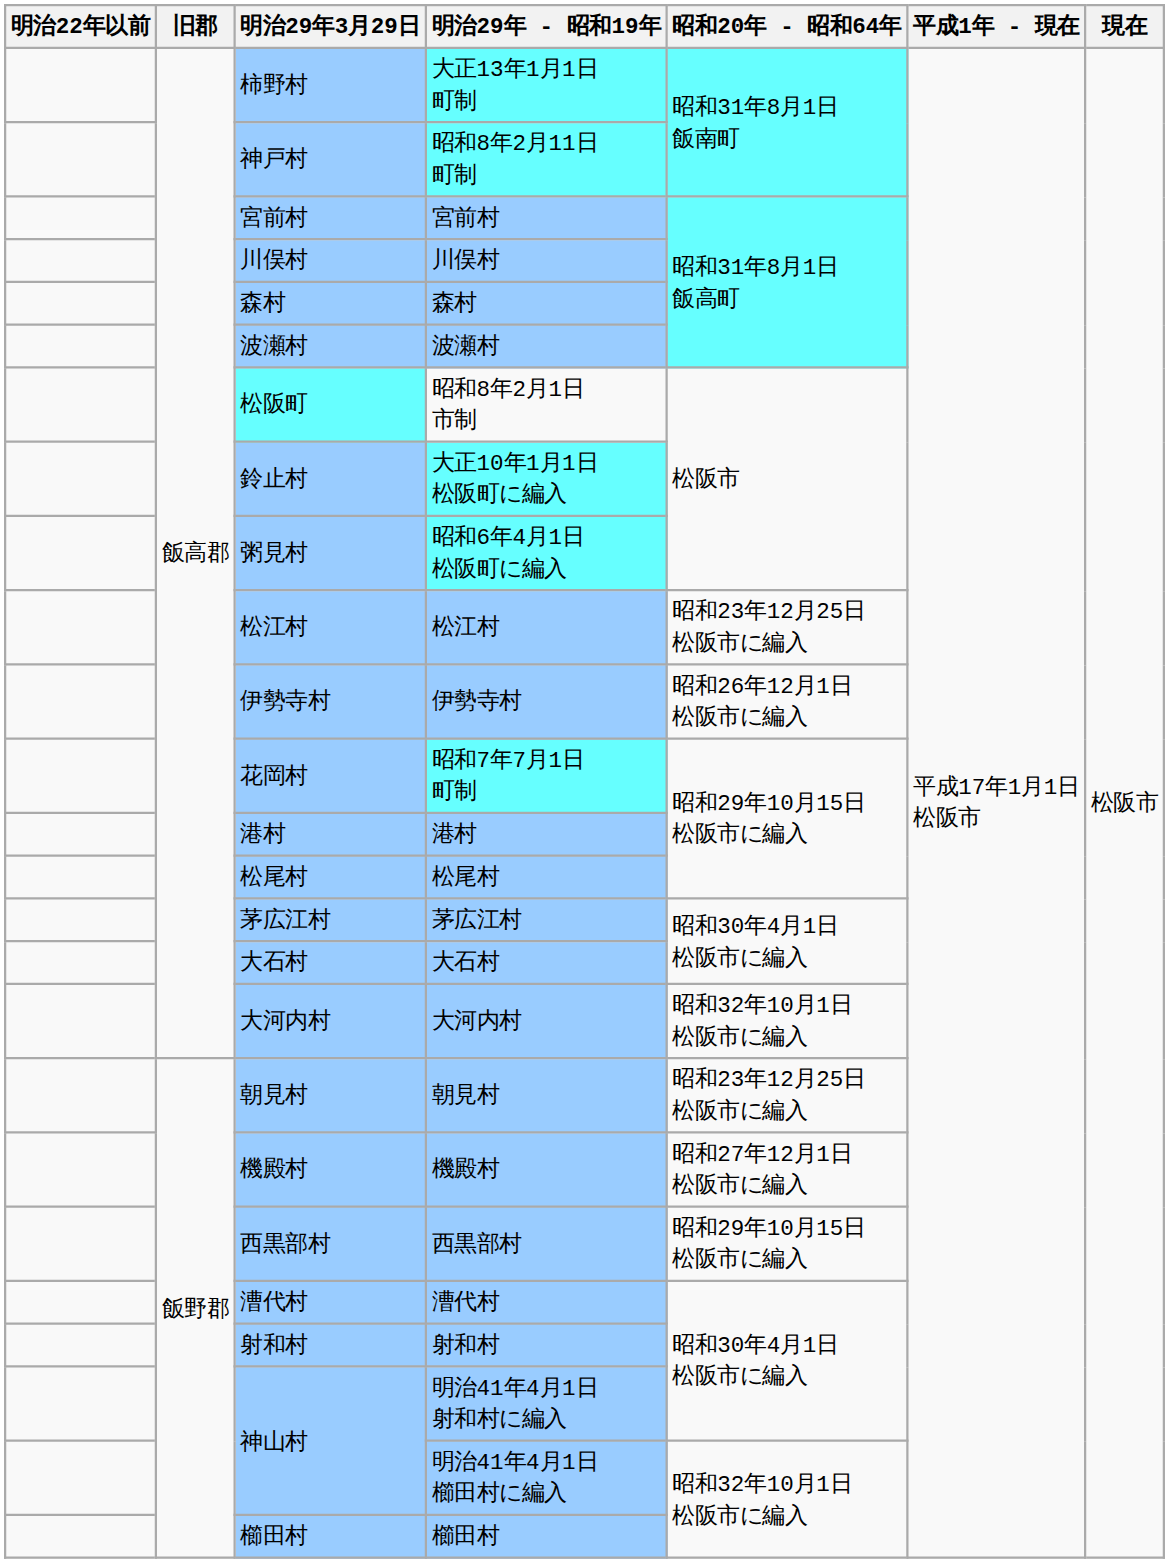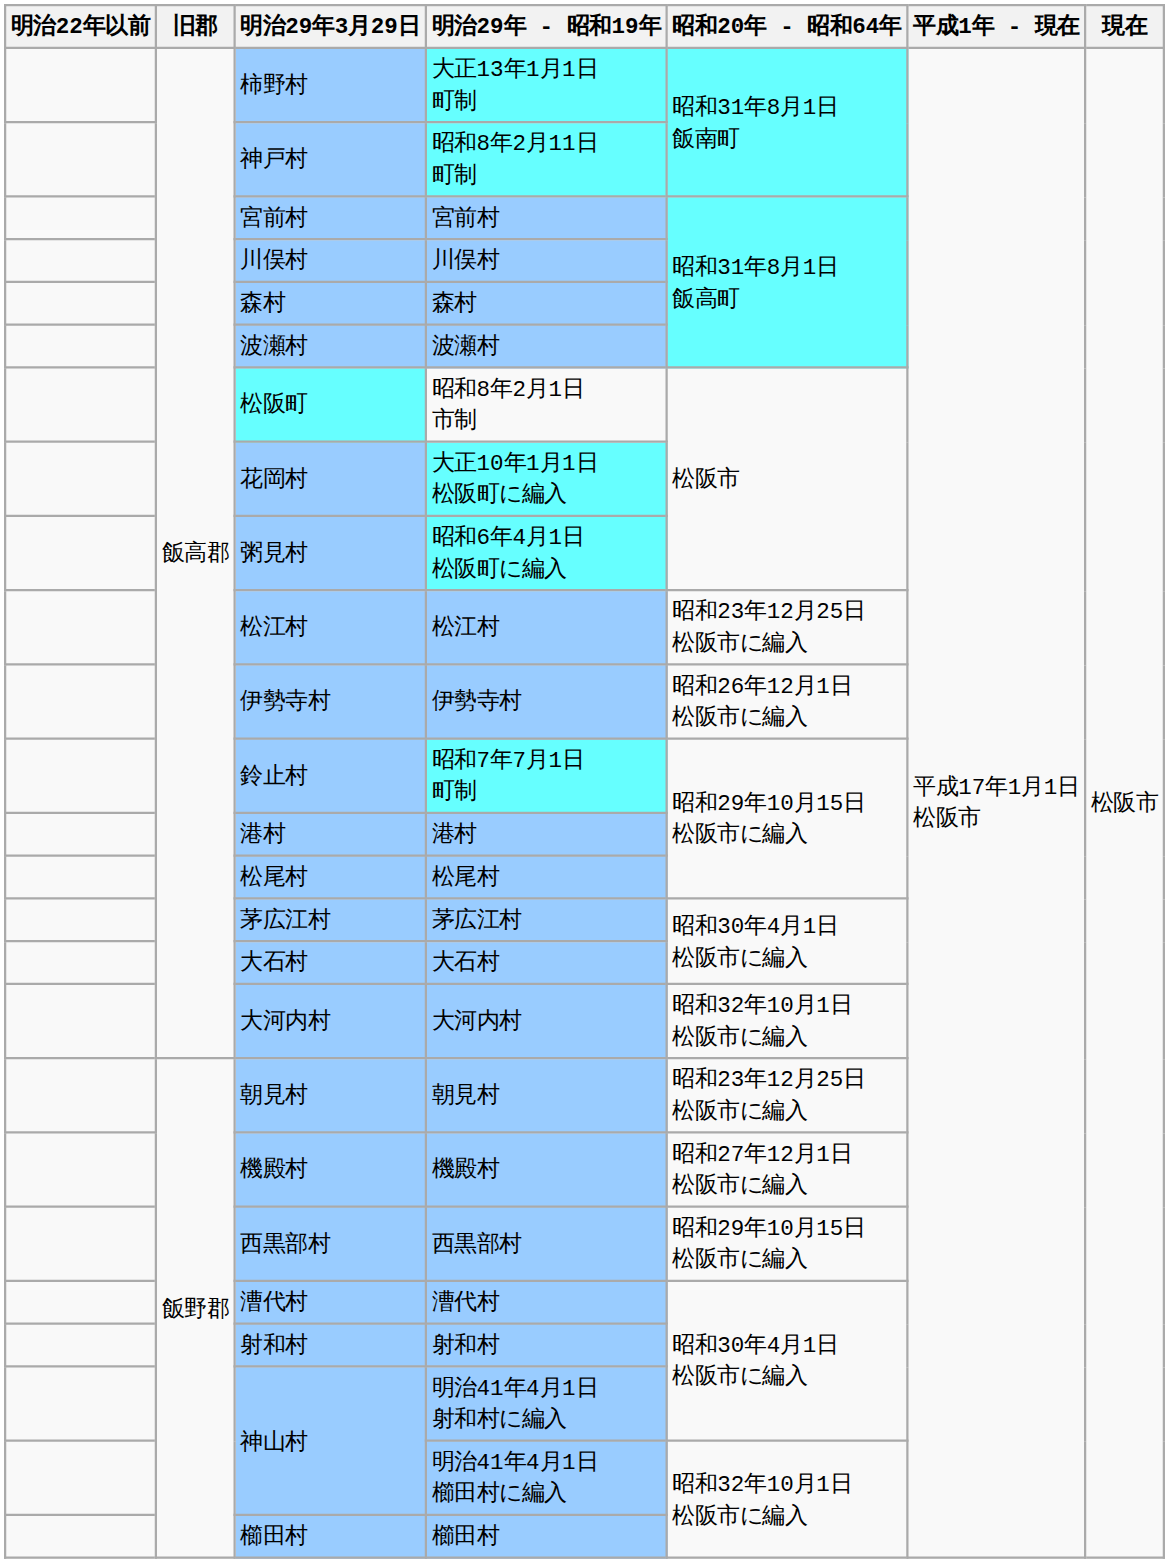(274, 480) 鈴止村 -> (274, 480) 花岡村
(274, 777) 花岡村 -> (274, 777) 鈴止村
